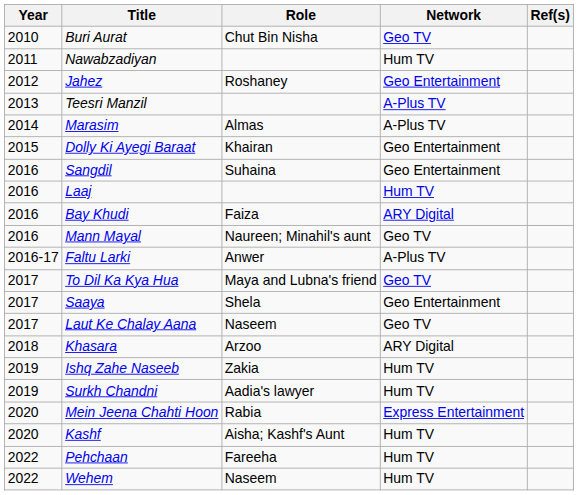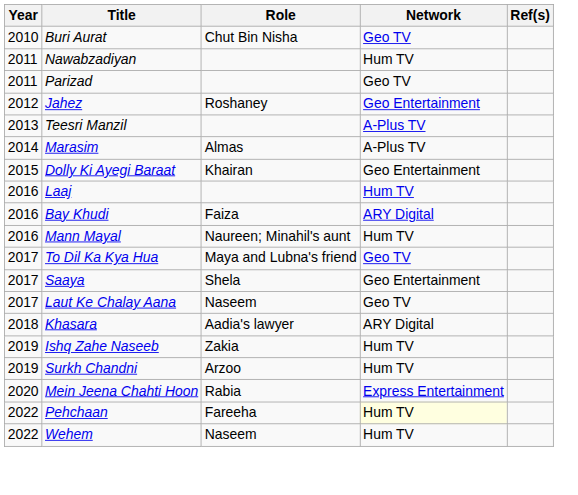+ row: (69, 81)
- row: (88, 170)
(407, 236) Geo TV -> (388, 236) Hum TV
- row: (98, 258)
(243, 346) Arzoo -> (249, 324) Aadia's lawyer
(269, 390) Aadia's lawyer -> (223, 368) Arzoo
- row: (83, 434)
(409, 457) no background -> (388, 412) lightyellow background
